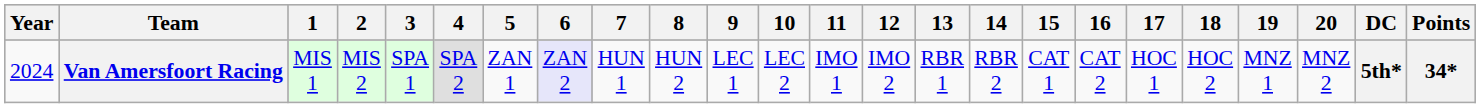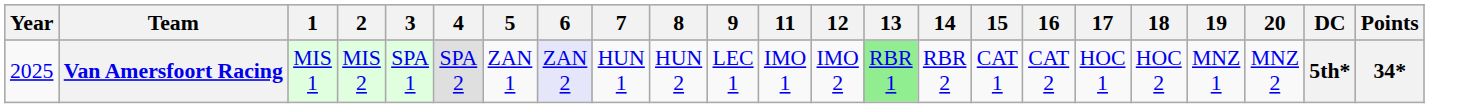- column: (784, 22)
(32, 70) 2024 -> (32, 70) 2025
(942, 70) no background -> (891, 70) lightgreen background
